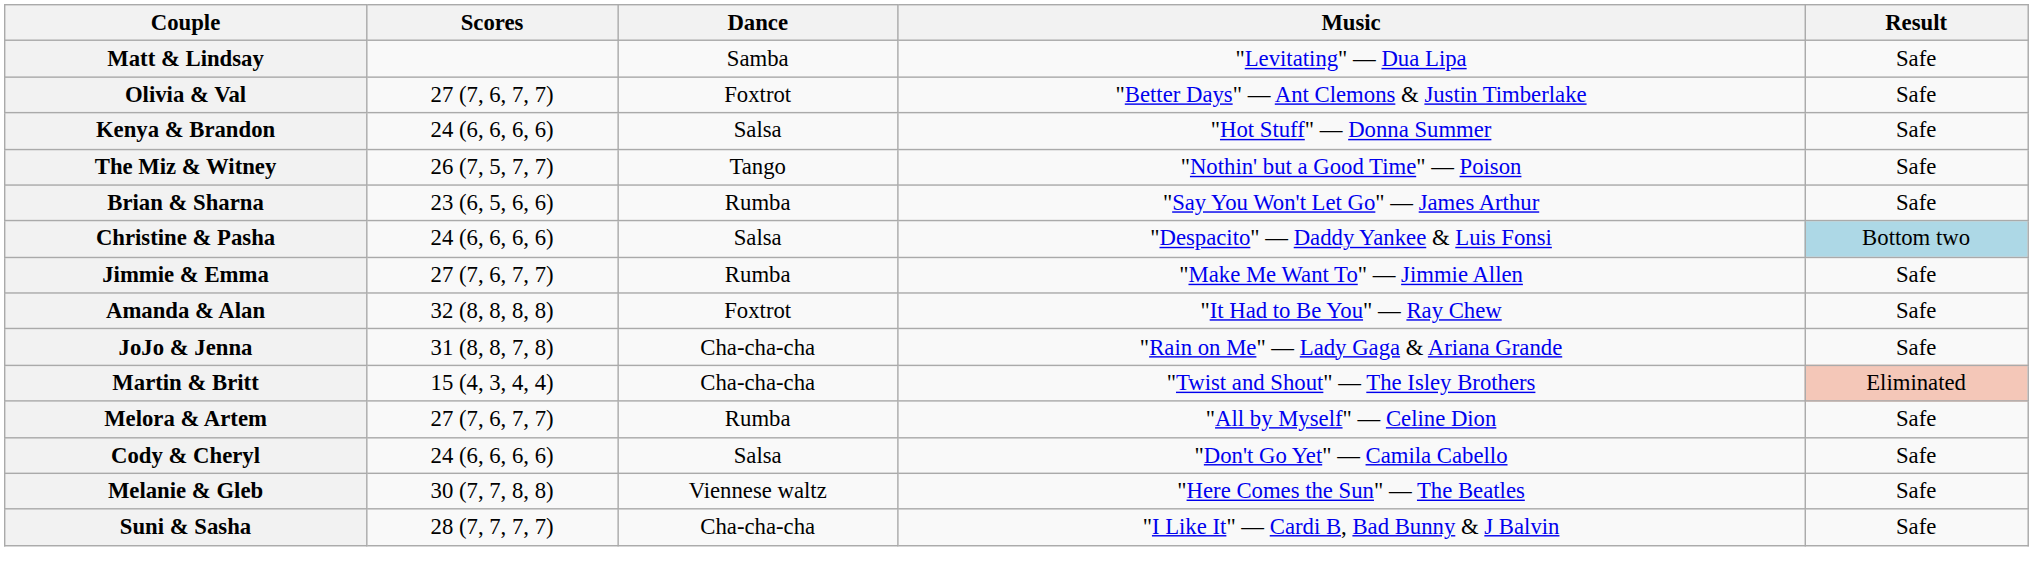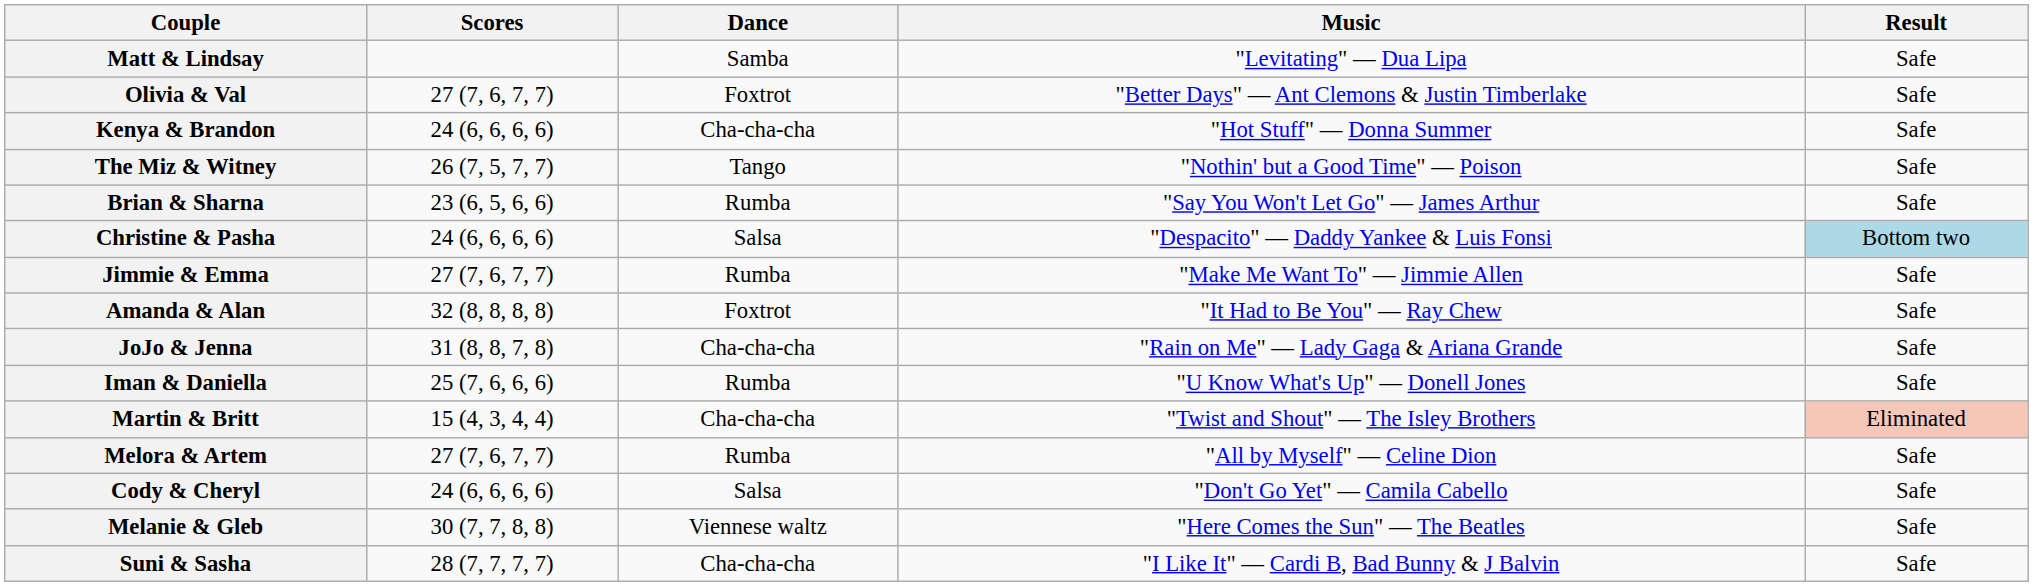(758, 130) Salsa -> (758, 130) Cha-cha-cha
+ row: (186, 382)
